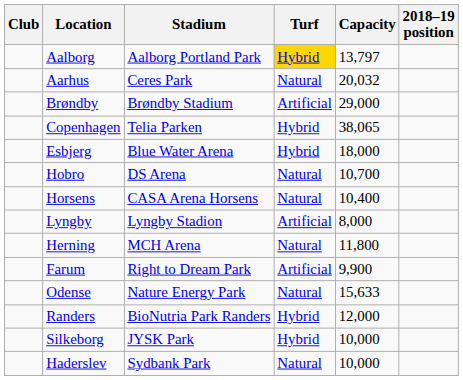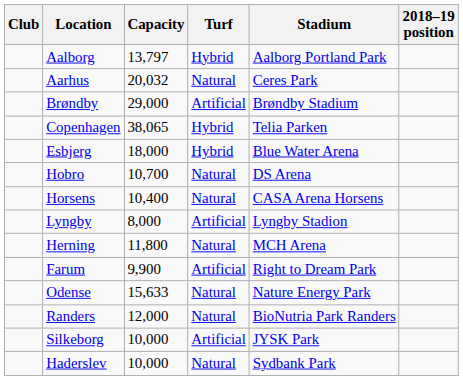columns swapped: (199, 24) <-> (367, 24)
(298, 56) gold background -> (212, 56) no background
(298, 316) Hybrid -> (214, 316) Natural
(298, 339) Hybrid -> (219, 339) Artificial
